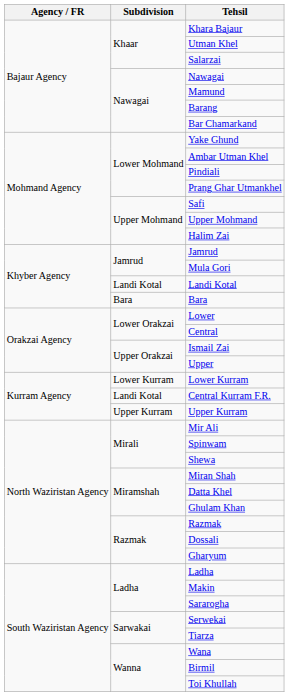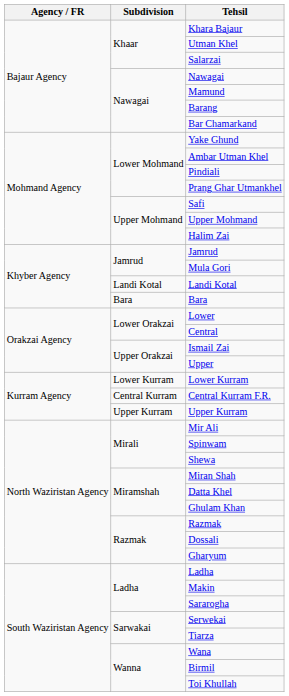(138, 396) Landi Kotal -> (145, 396) Central Kurram
